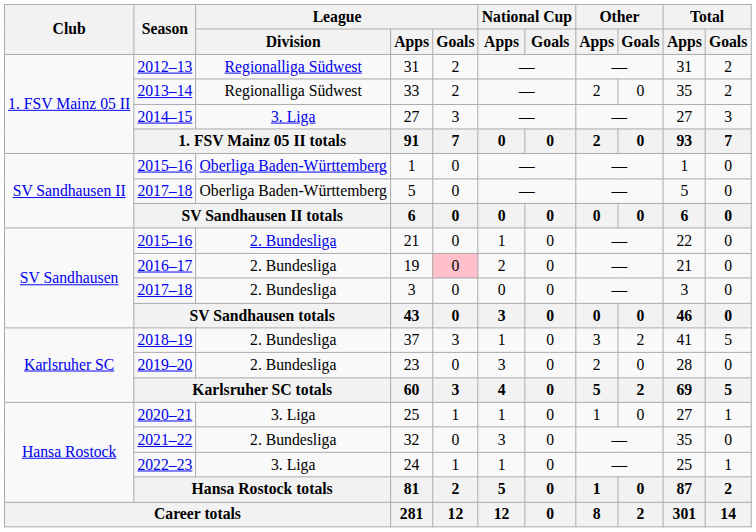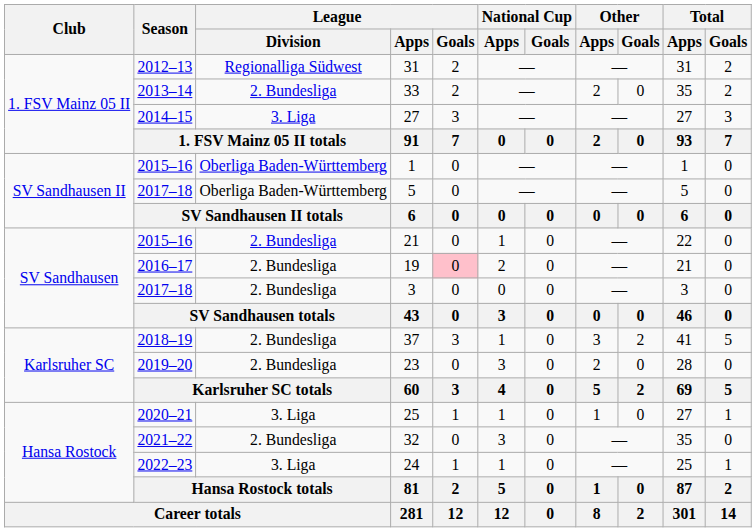(293, 91) Regionalliga Südwest -> (293, 91) 2. Bundesliga
